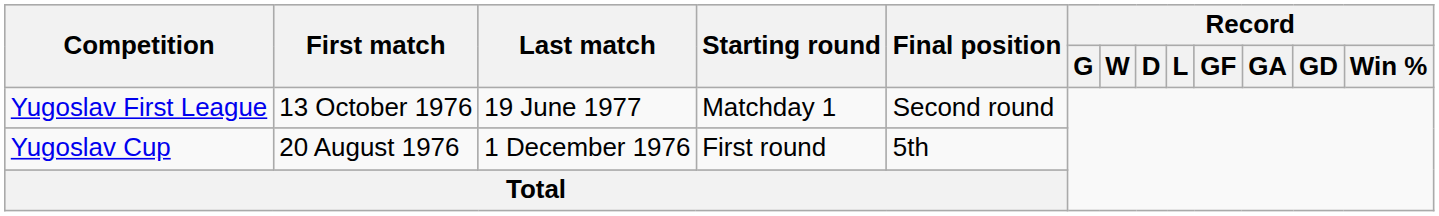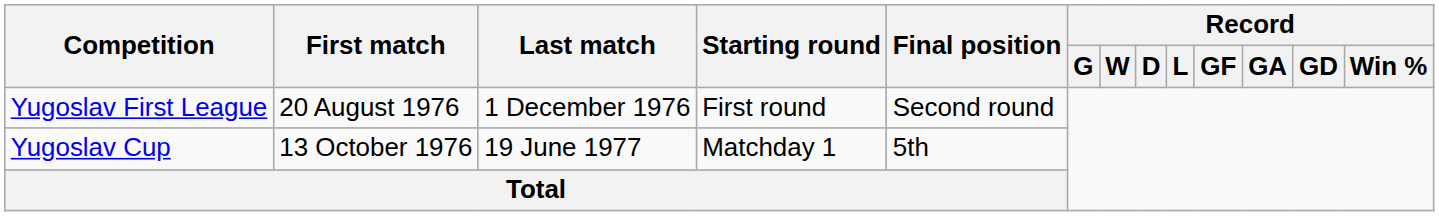(376, 107) 13 October 1976 -> (369, 107) 20 August 1976
(563, 107) 19 June 1977 -> (587, 107) 1 December 1976
(769, 107) Matchday 1 -> (764, 107) First round
(369, 148) 20 August 1976 -> (376, 148) 13 October 1976
(587, 148) 1 December 1976 -> (563, 148) 19 June 1977
(764, 148) First round -> (769, 148) Matchday 1
